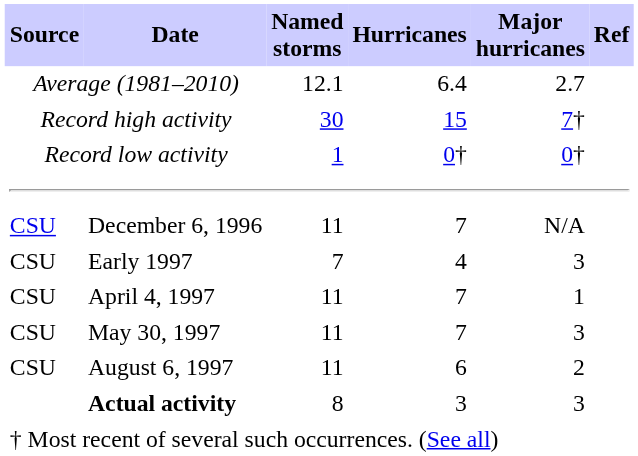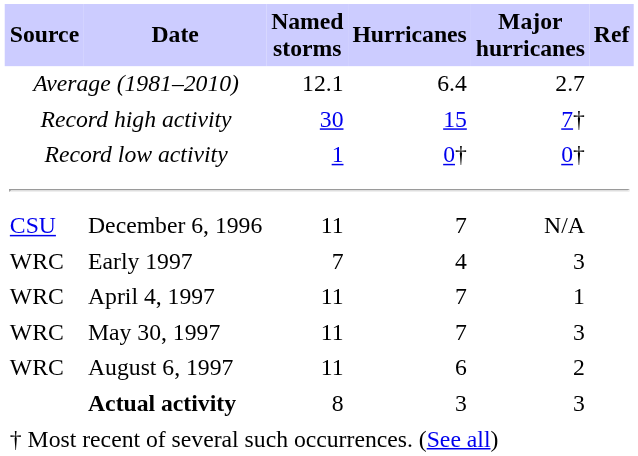(33, 261) CSU -> (37, 261) WRC
(33, 296) CSU -> (37, 296) WRC
(33, 332) CSU -> (37, 332) WRC
(33, 367) CSU -> (37, 367) WRC
